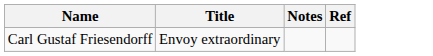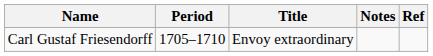+ column: (192, 16)
